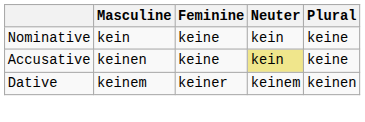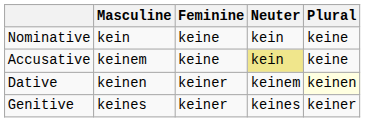(122, 61) keinen -> (122, 61) keinem
(122, 83) keinem -> (122, 83) keinen
(332, 83) no background -> (332, 83) lightyellow background
+ row: (41, 106)
